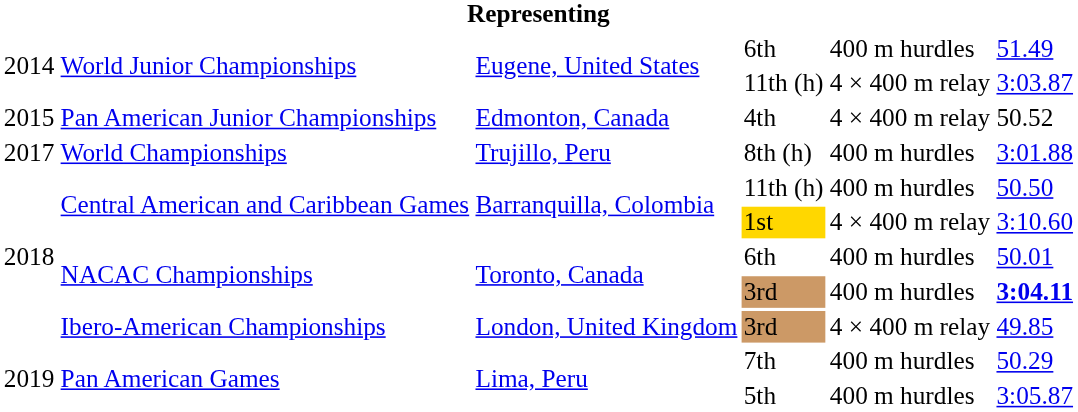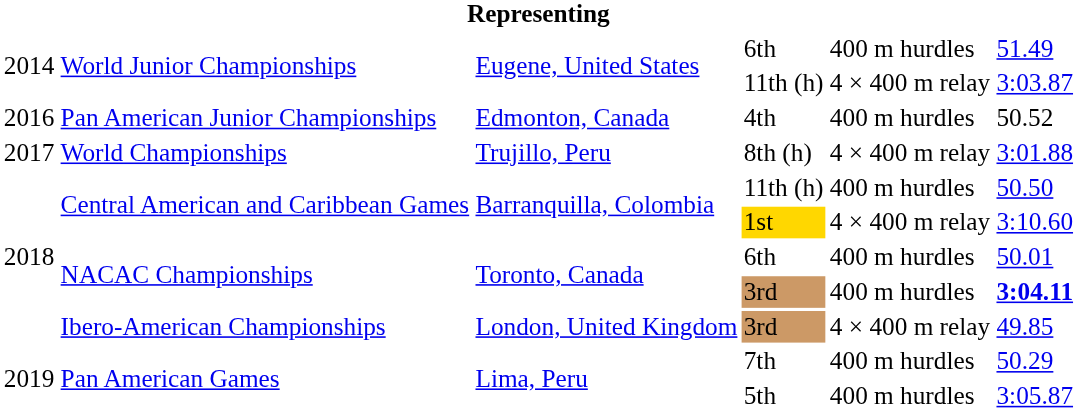(29, 117) 2015 -> (29, 117) 2016
(910, 117) 4 × 400 m relay -> (902, 117) 400 m hurdles
(902, 152) 400 m hurdles -> (910, 152) 4 × 400 m relay
